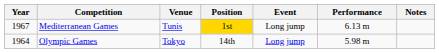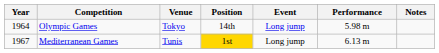rows swapped: (68, 41) <-> (79, 26)
